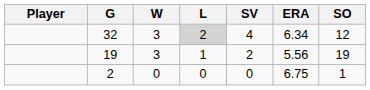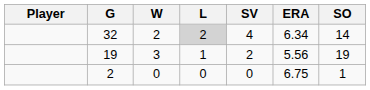(157, 34) 3 -> (157, 34) 2
(342, 34) 12 -> (342, 34) 14
